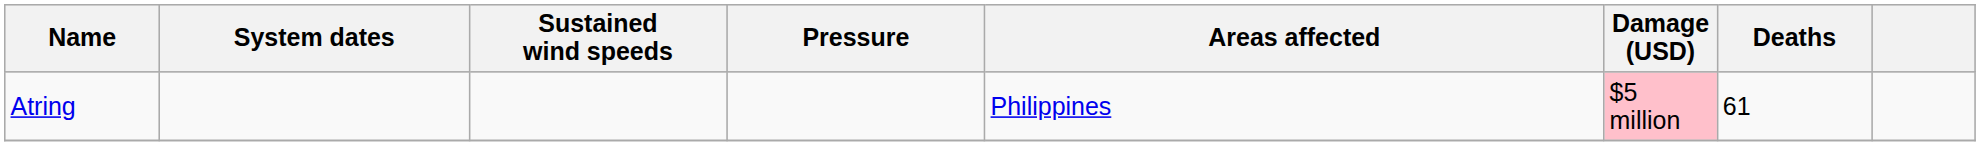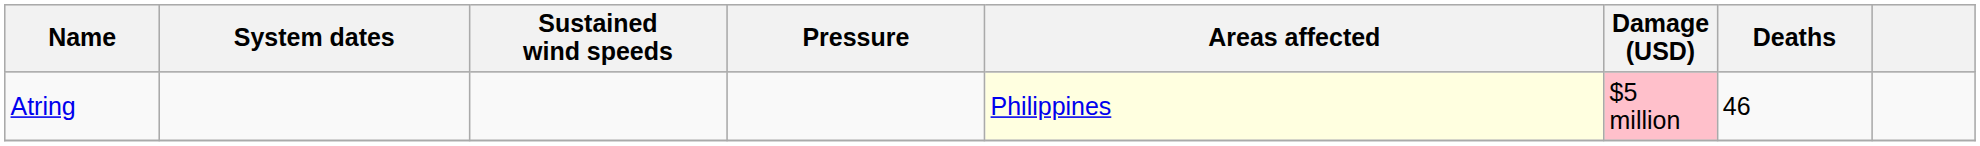(1051, 105) no background -> (1051, 105) lightyellow background
(1737, 105) 61 -> (1737, 105) 46
